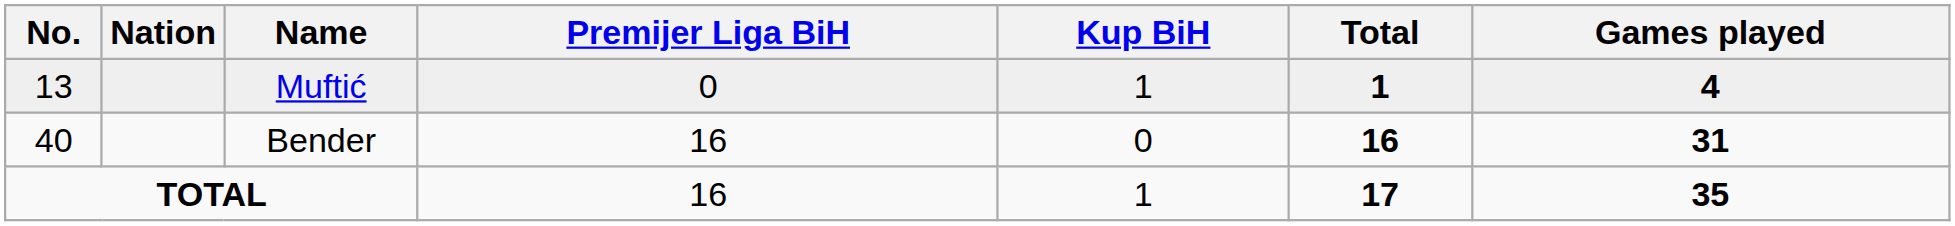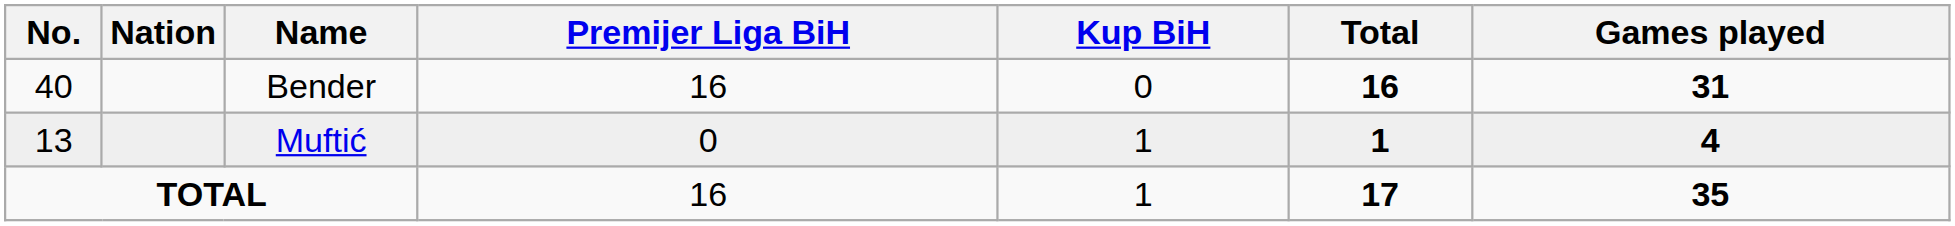rows swapped: (321, 140) <-> (321, 86)
